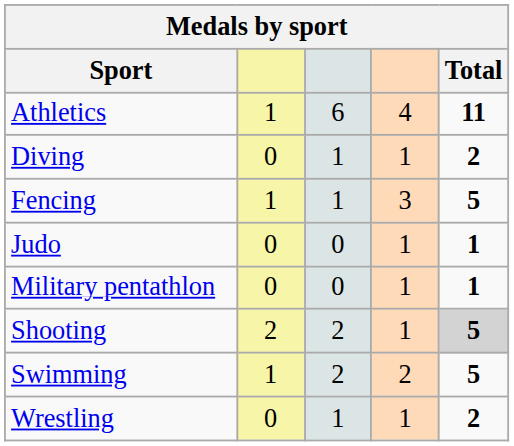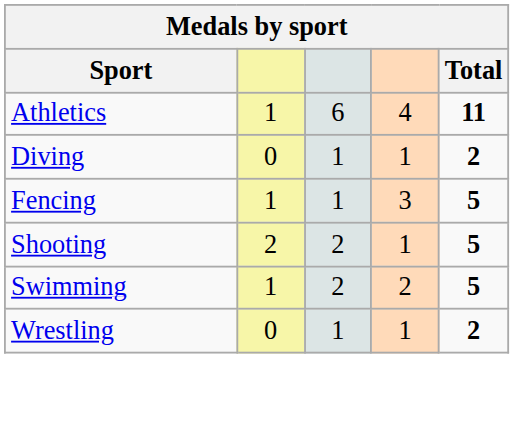- row: (36, 243)
- row: (113, 287)
(474, 330) lightgrey background -> (474, 243) no background
